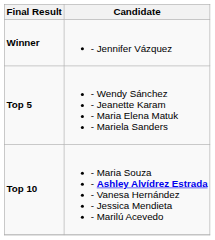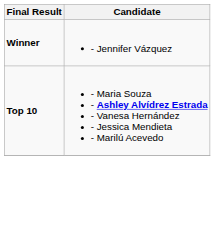- row: (19, 105)
